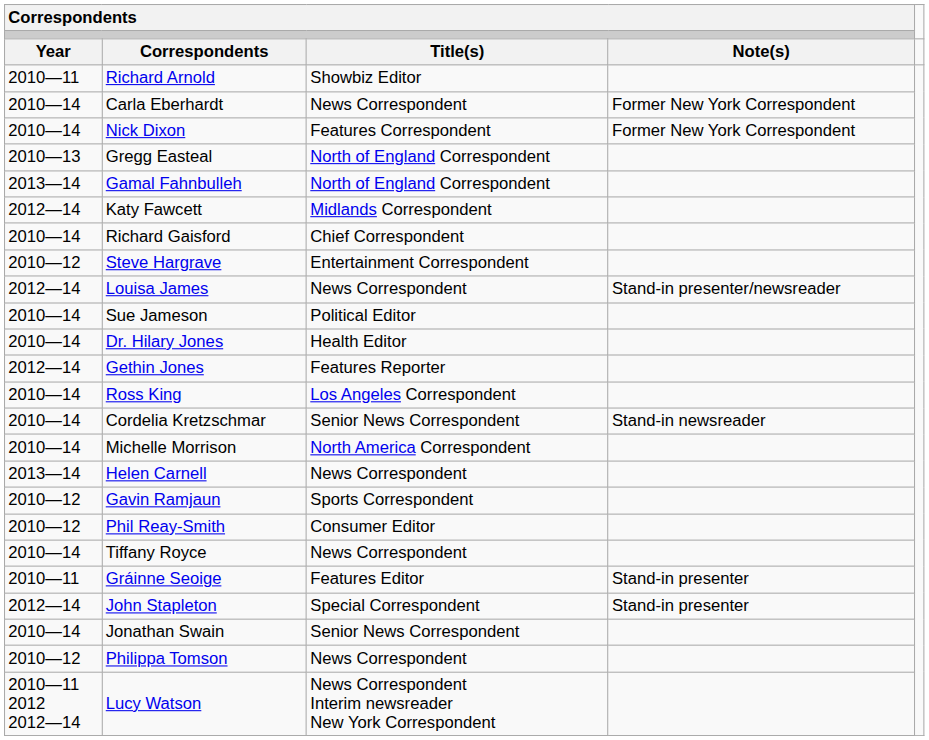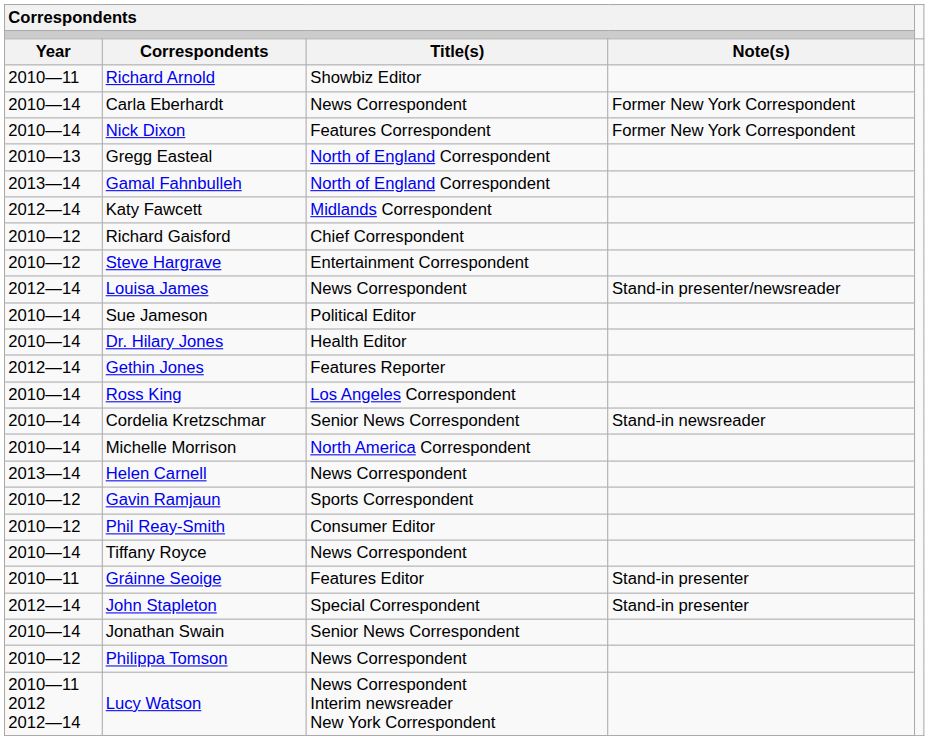(44, 236) 2010—14 -> (44, 236) 2010—12
